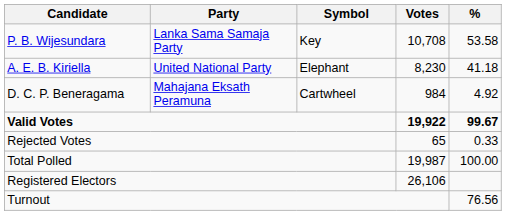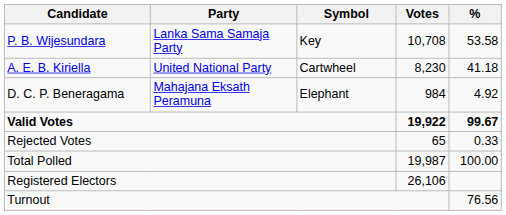(324, 68) Elephant -> (328, 68) Cartwheel
(328, 94) Cartwheel -> (324, 94) Elephant
